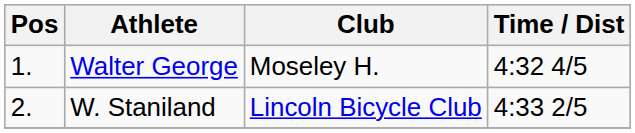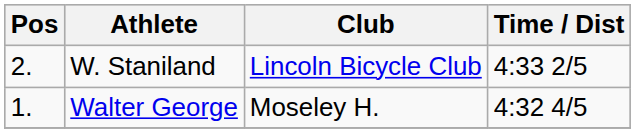rows swapped: (154, 66) <-> (143, 107)
